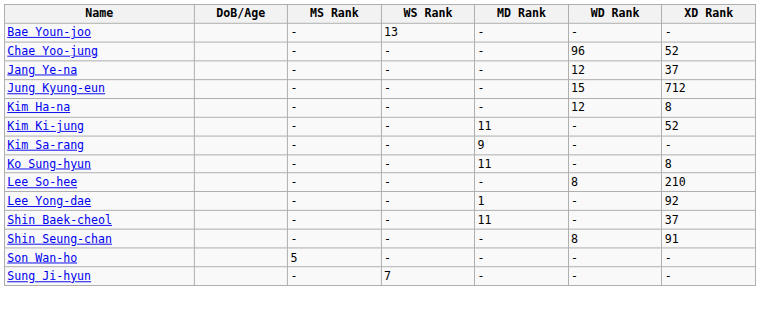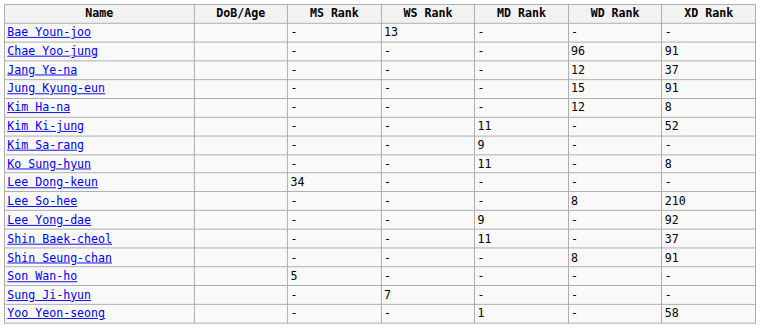(672, 52) 52 -> (672, 52) 91
(675, 89) 712 -> (672, 89) 91
+ row: (53, 183)
(481, 202) 1 -> (481, 220) 9
+ row: (56, 314)
